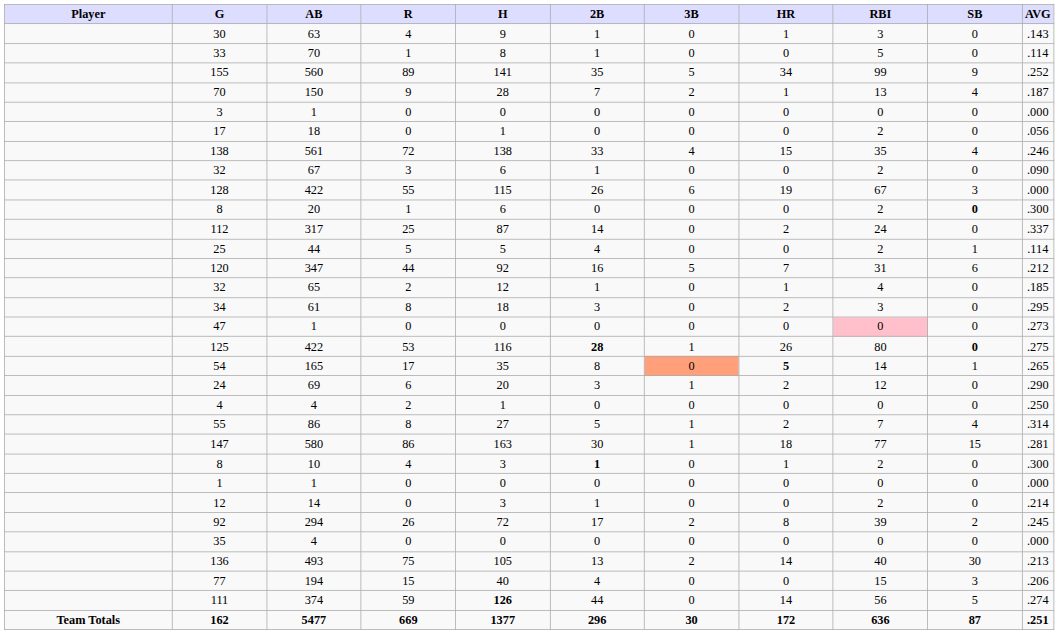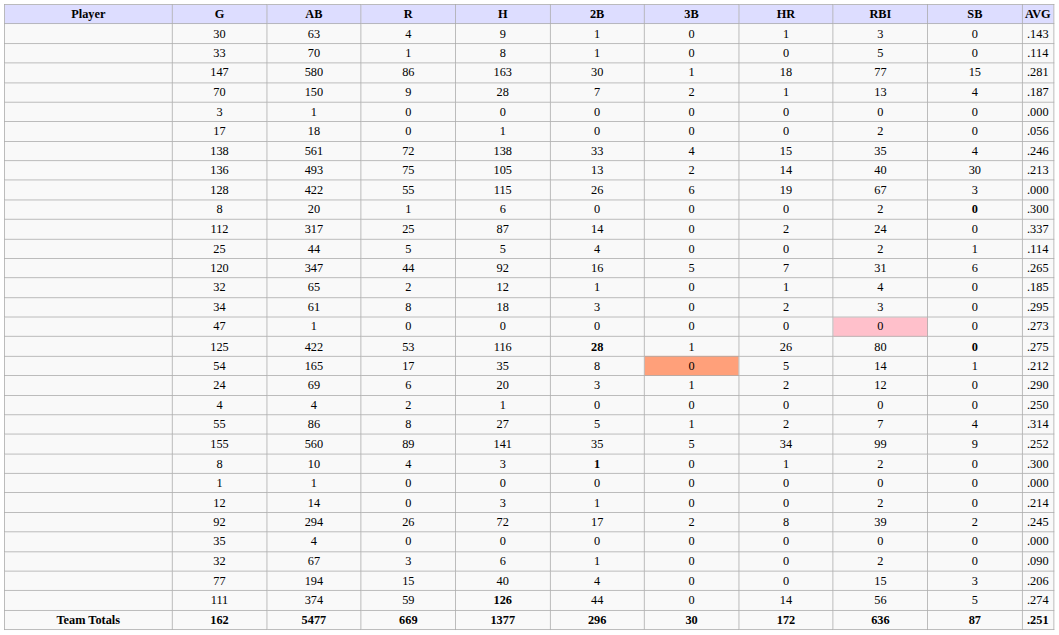rows swapped: (219, 72) <-> (219, 444)
rows swapped: (219, 170) <-> (219, 561)
(1038, 268) .212 -> (1038, 268) .265
(786, 365) bold -> (786, 365) normal
(1038, 365) .265 -> (1038, 365) .212
